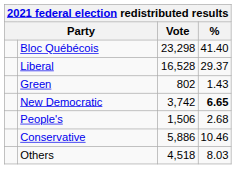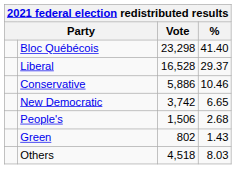rows swapped: (53, 137) <-> (36, 84)
(218, 102) bold -> (218, 102) normal
